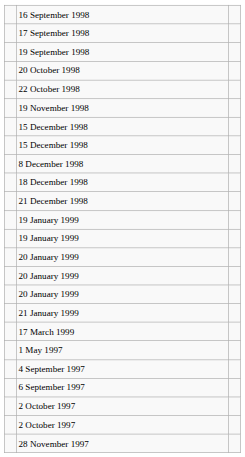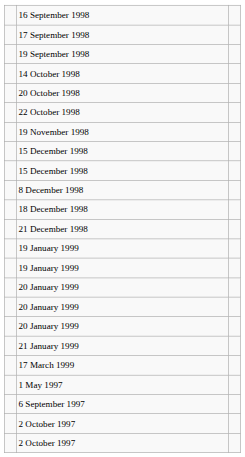+ row: (10, 74)
- row: (10, 369)
- row: (10, 443)
